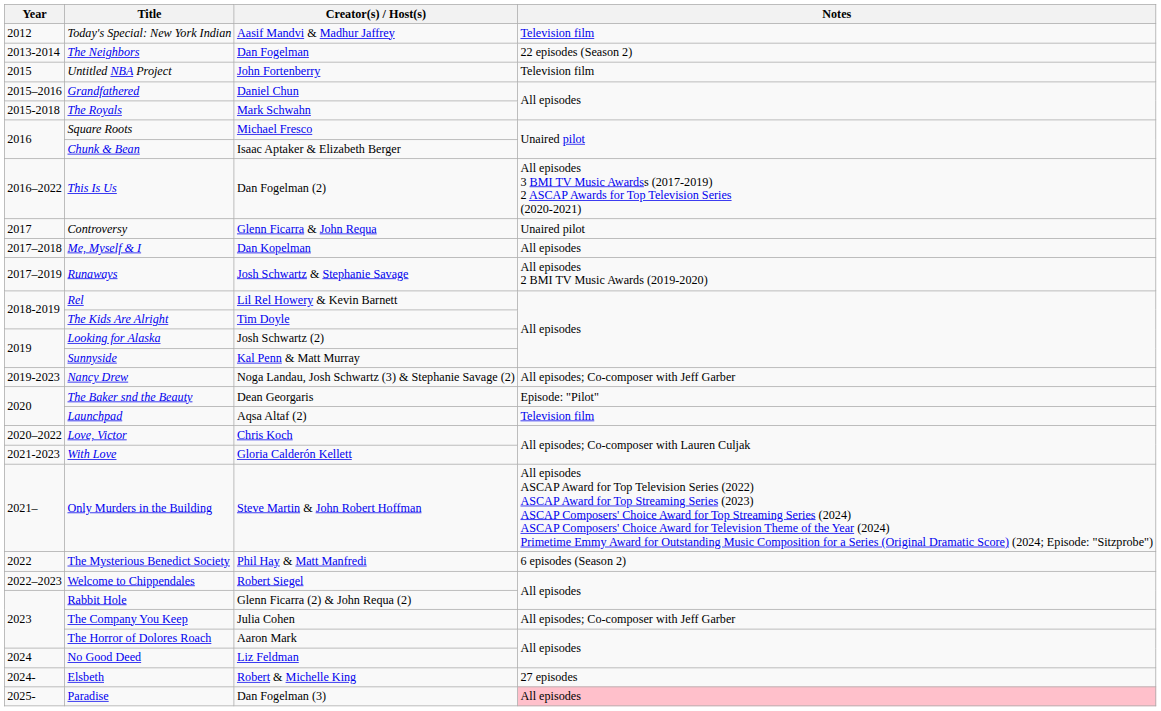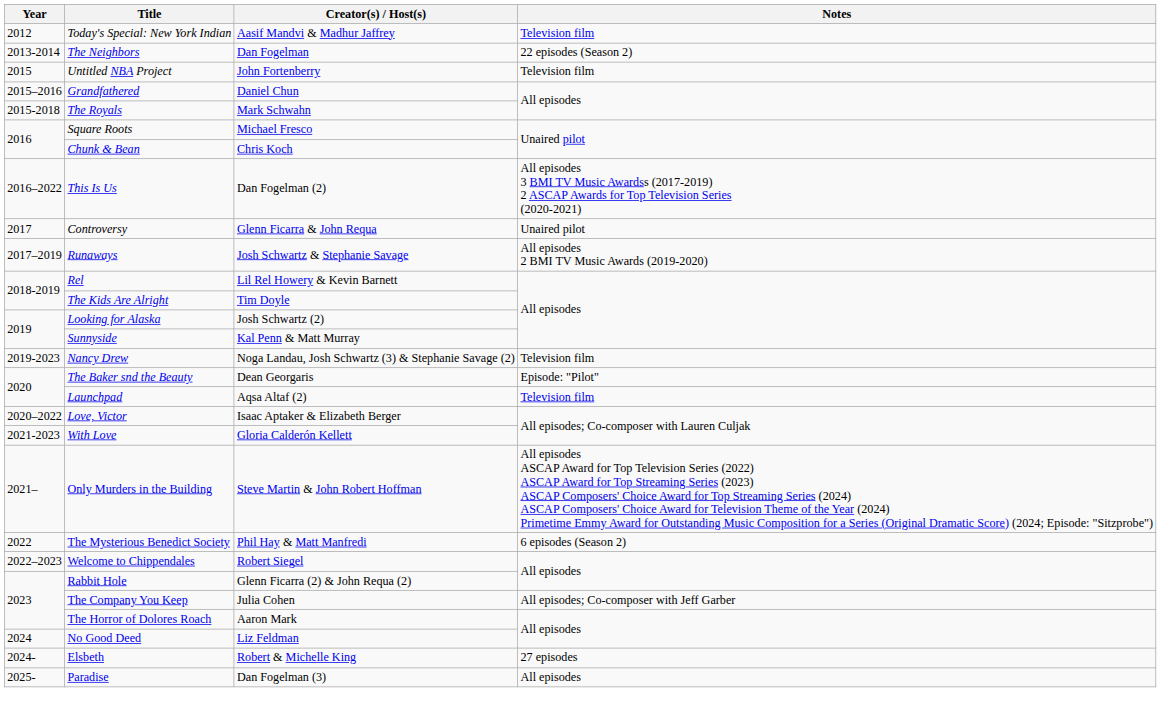(319, 149) Isaac Aptaker & Elizabeth Berger -> (265, 149) Chris Koch
- row: (104, 248)
(628, 377) All episodes; Co-composer with Jeff Garber -> (557, 358) Television film
(265, 435) Chris Koch -> (319, 415) Isaac Aptaker & Elizabeth Berger
(551, 696) pink background -> (551, 677) no background
